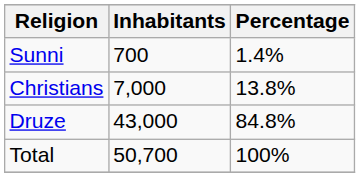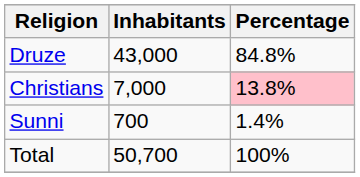rows swapped: (38, 121) <-> (37, 54)
(266, 88) no background -> (266, 88) pink background
